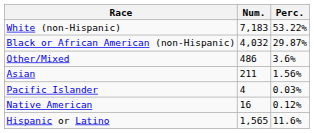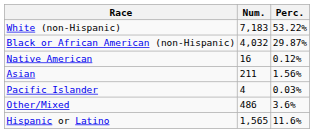rows swapped: (49, 105) <-> (38, 58)
